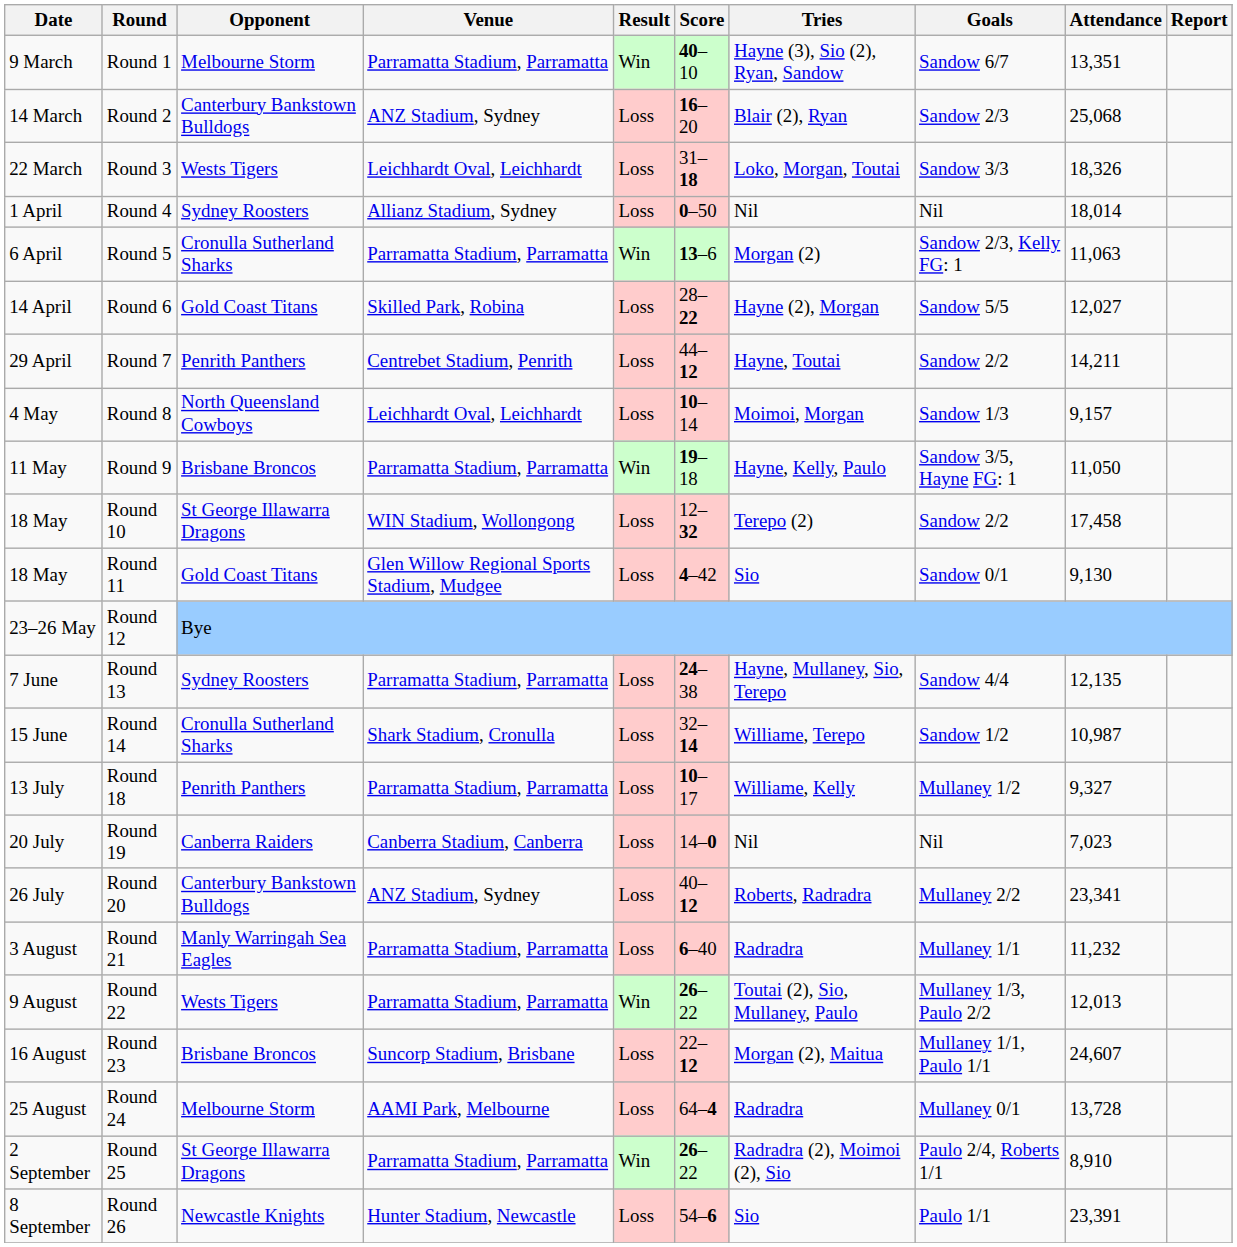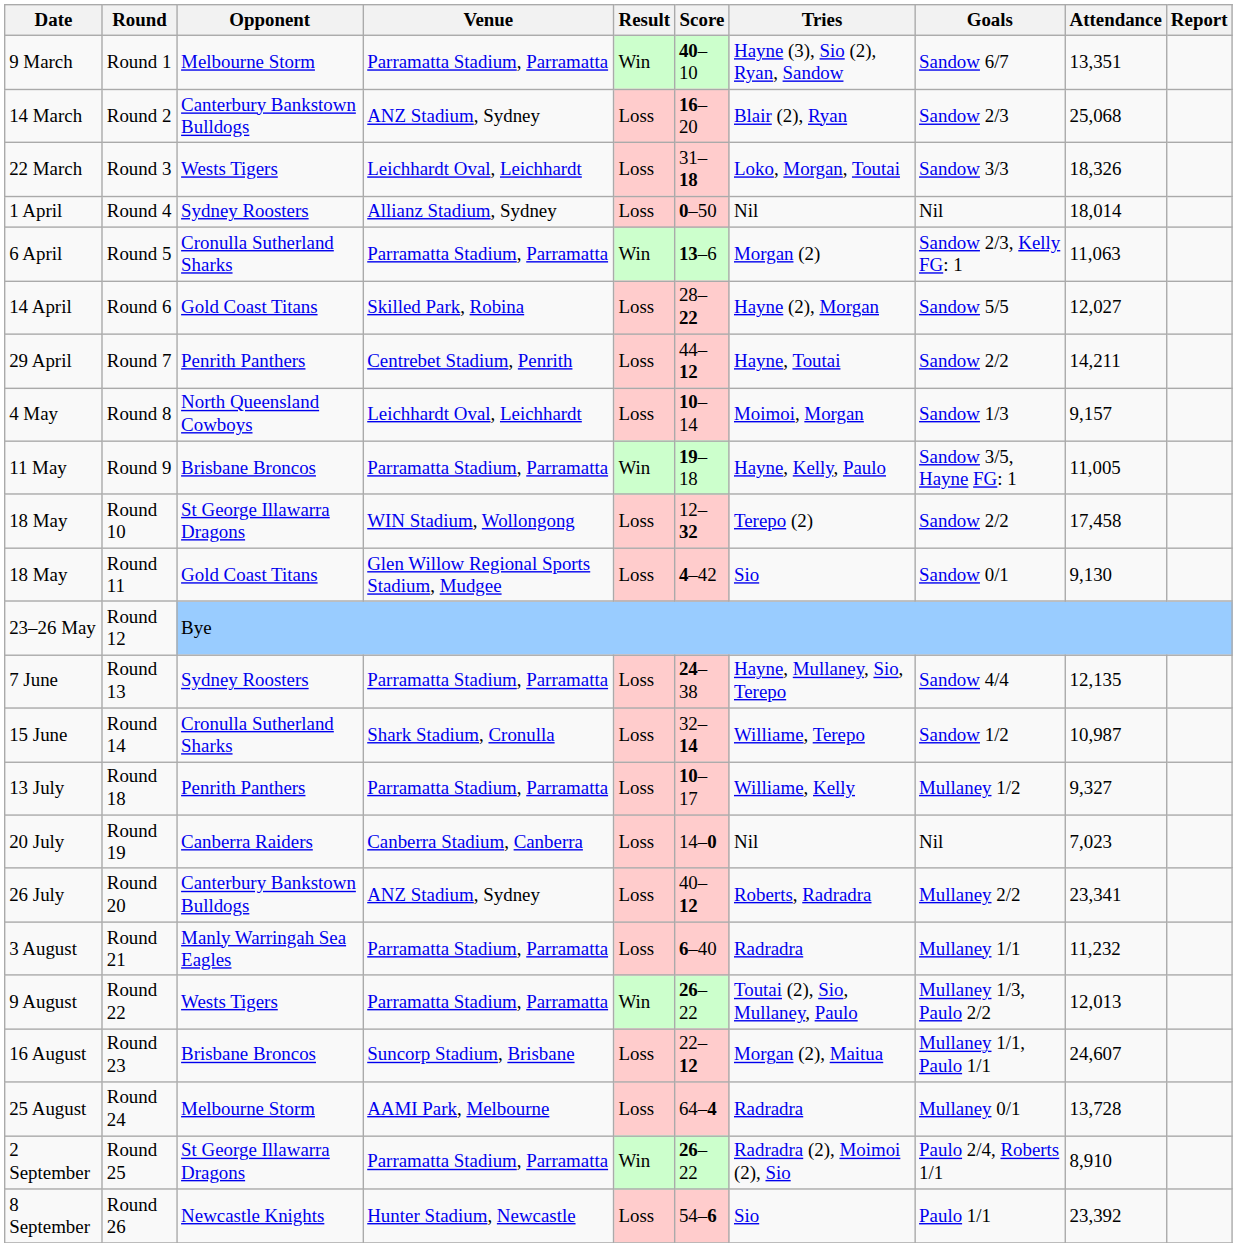(1095, 467) 11,050 -> (1095, 467) 11,005
(1096, 1215) 23,391 -> (1096, 1215) 23,392
